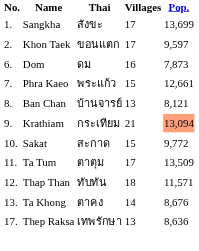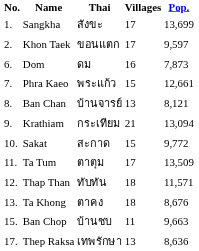(179, 123) lightsalmon background -> (179, 123) no background
(130, 202) 14 -> (130, 202) 18
+ row: (45, 221)
